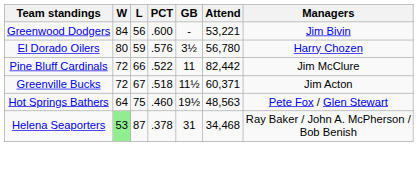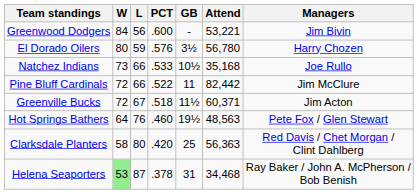+ row: (59, 66)
(139, 102) 75 -> (139, 119) 76
+ row: (59, 144)
